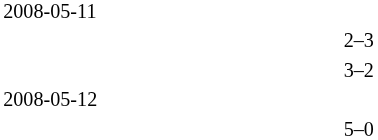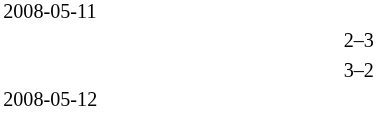- row: (359, 129)
